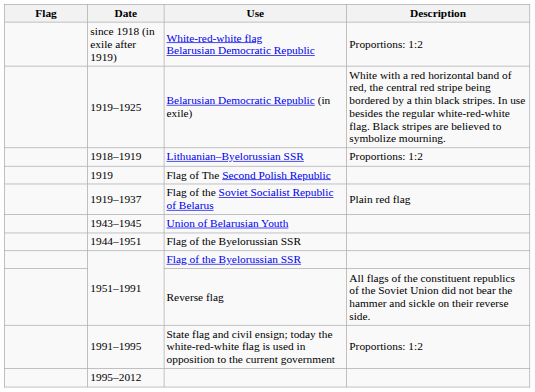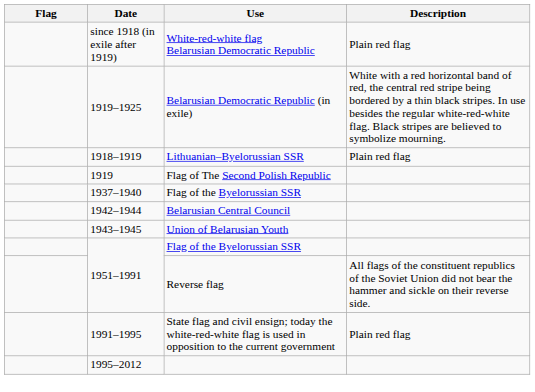(386, 44) Proportions: 1:2 -> (380, 44) Plain red flag
(386, 157) Proportions: 1:2 -> (380, 157) Plain red flag
- row: (116, 199)
+ row: (116, 193)
+ row: (116, 211)
- row: (116, 241)
(386, 347) Proportions: 1:2 -> (380, 334) Plain red flag
